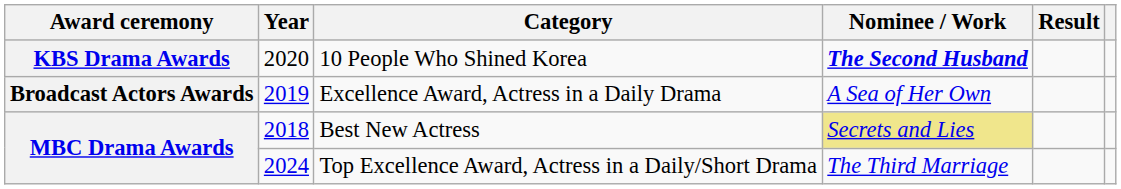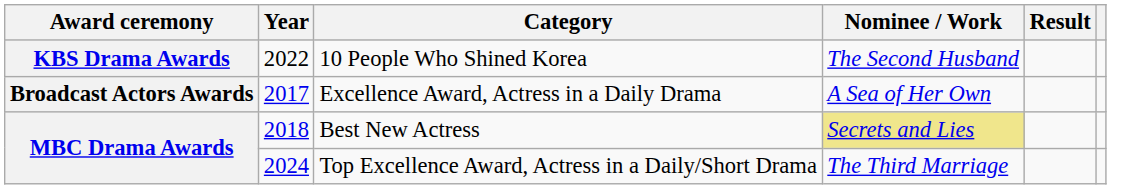(286, 58) 2020 -> (286, 58) 2022
(928, 58) bold -> (923, 58) normal
(286, 93) 2019 -> (286, 93) 2017
